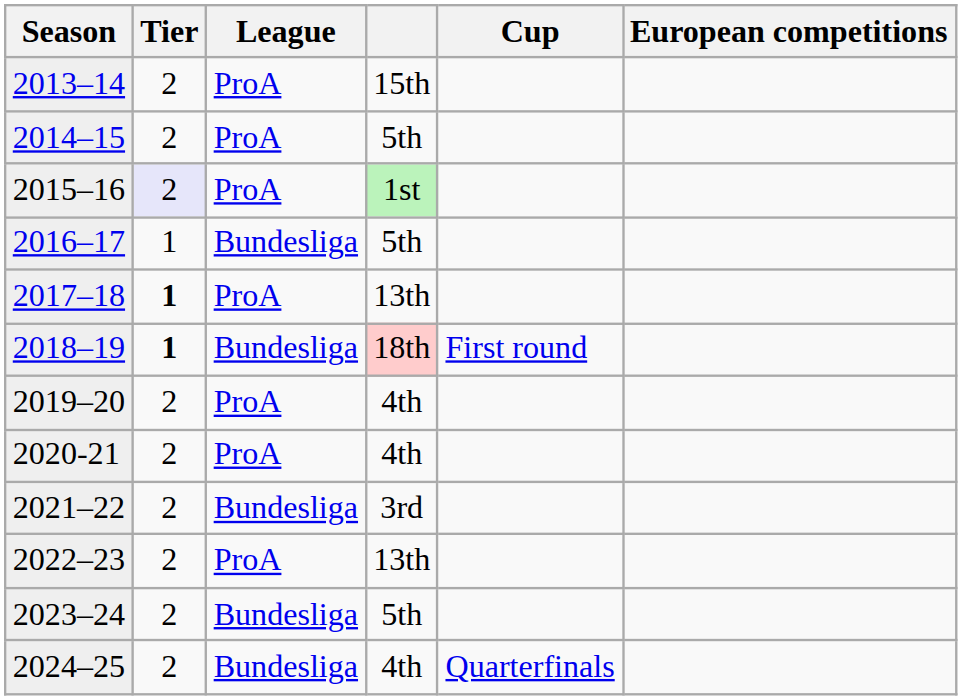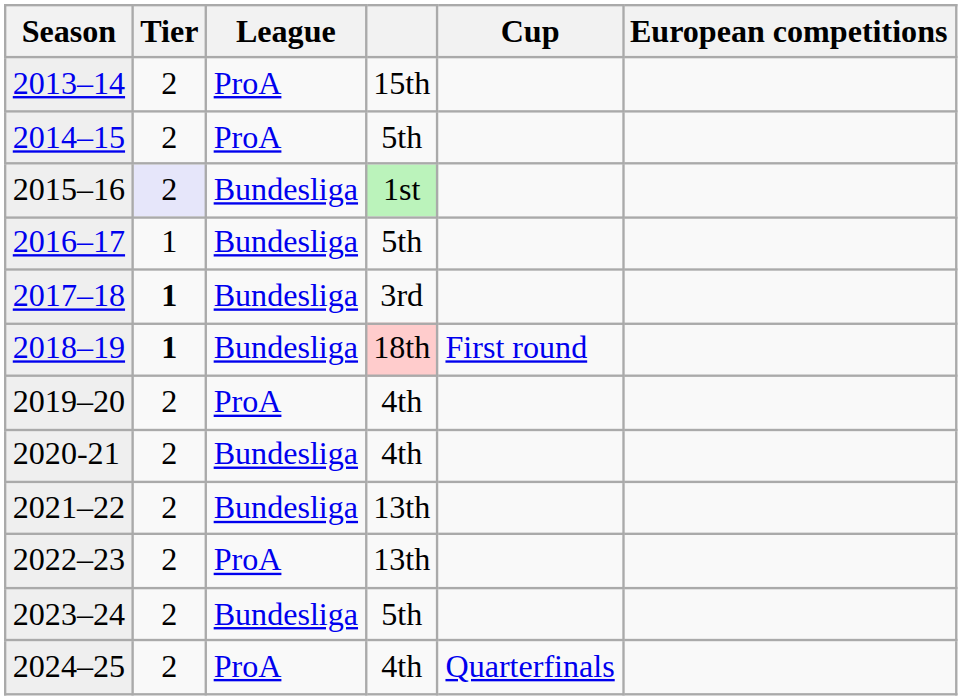(248, 189) ProA -> (286, 189) Bundesliga
(248, 295) ProA -> (286, 295) Bundesliga
(402, 295) 13th -> (402, 295) 3rd
(248, 454) ProA -> (286, 454) Bundesliga
(402, 507) 3rd -> (402, 507) 13th
(286, 665) Bundesliga -> (248, 665) ProA
